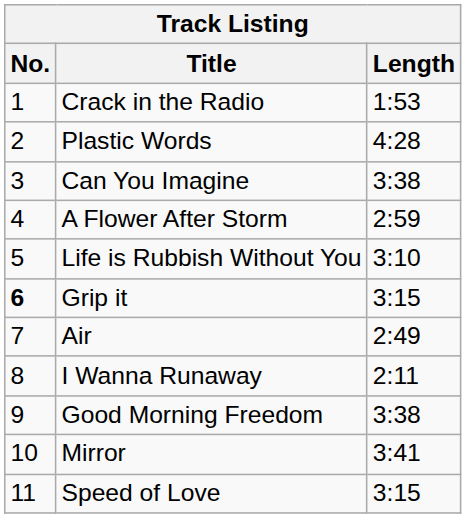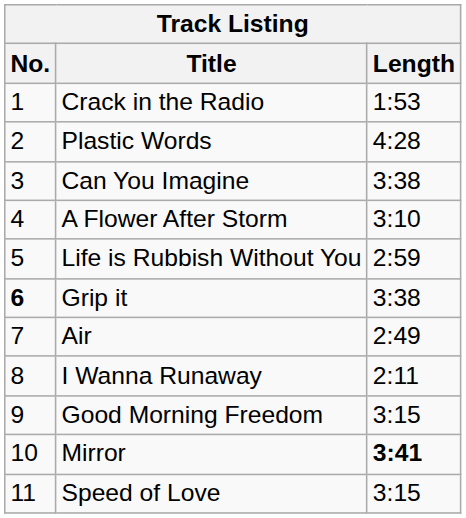(397, 219) 2:59 -> (397, 219) 3:10
(397, 258) 3:10 -> (397, 258) 2:59
(397, 297) 3:15 -> (397, 297) 3:38
(397, 414) 3:38 -> (397, 414) 3:15
(397, 453) normal -> (398, 453) bold
